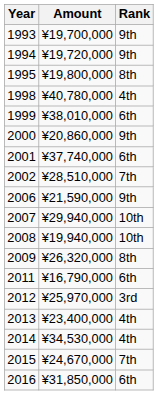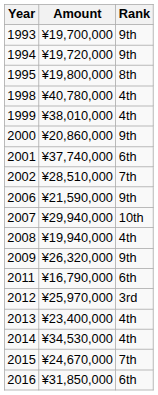(128, 116) 6th -> (128, 116) 4th
(131, 237) 10th -> (128, 237) 4th
(128, 258) 8th -> (128, 258) 9th
